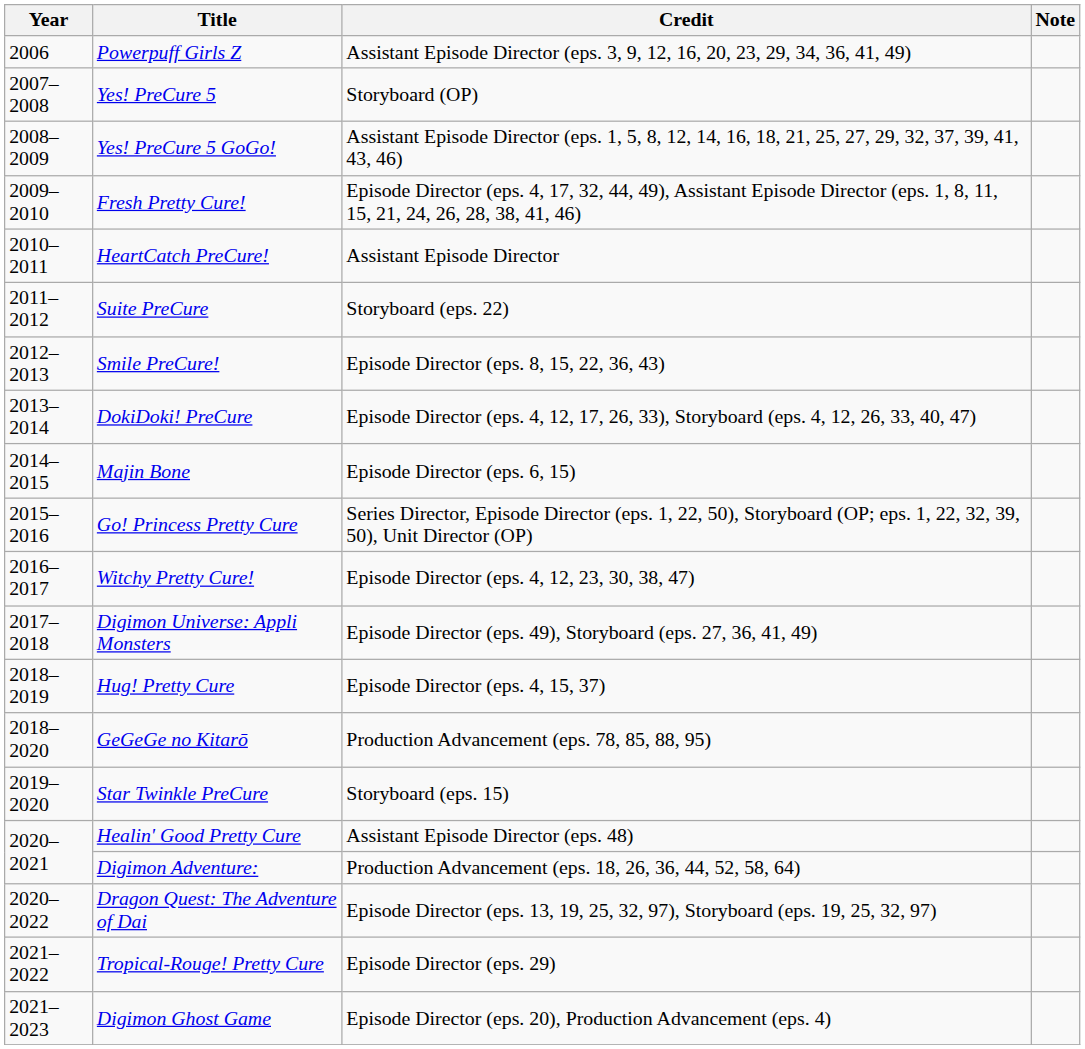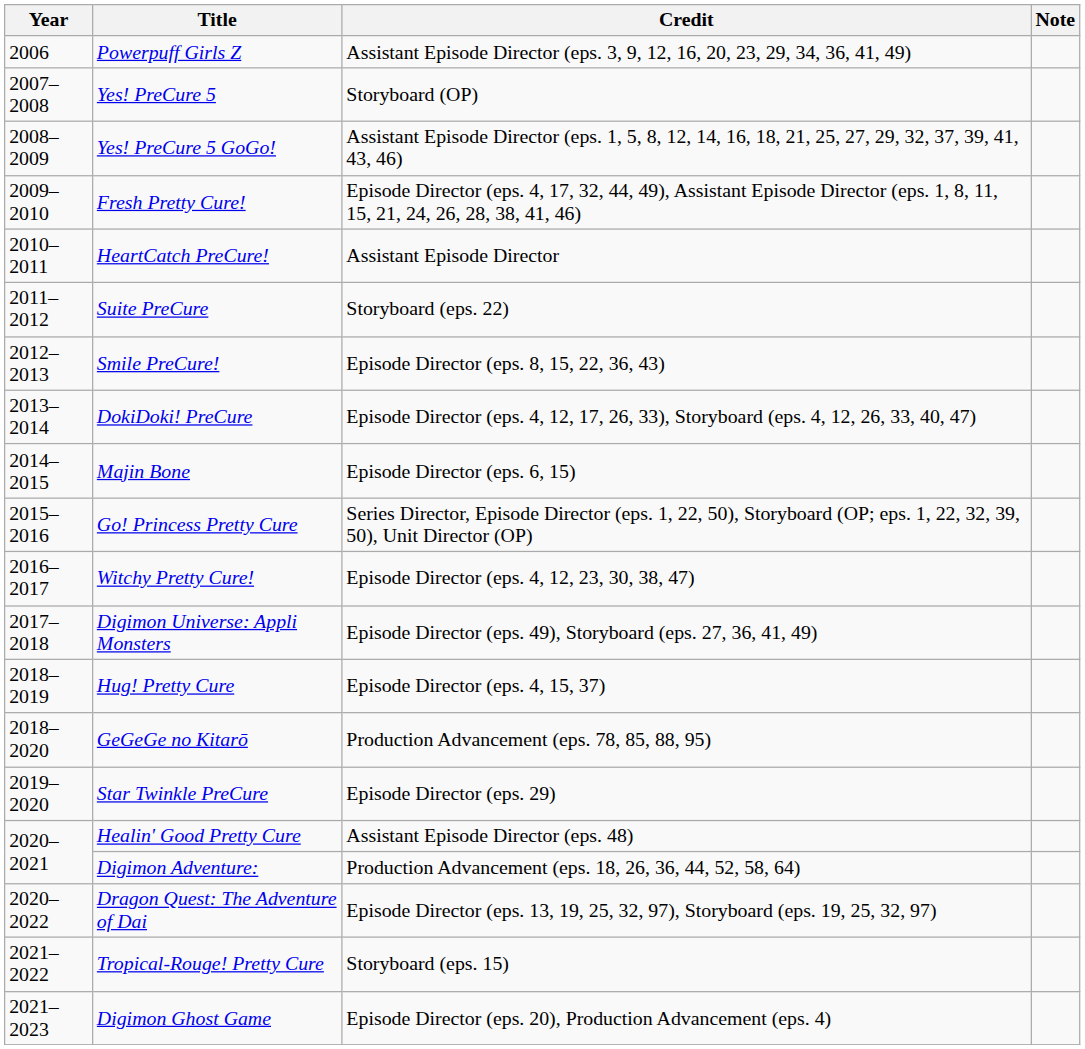(428, 793) Storyboard (eps. 15) -> (451, 793) Episode Director (eps. 29)
(451, 964) Episode Director (eps. 29) -> (428, 964) Storyboard (eps. 15)
